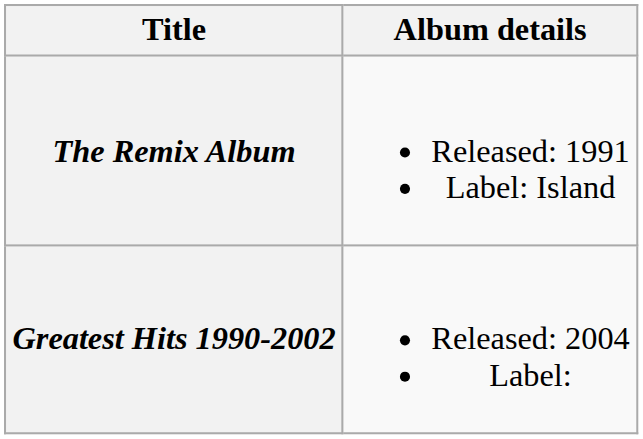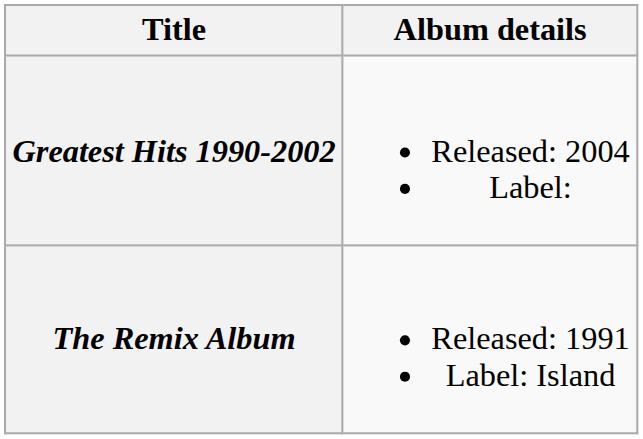rows swapped: (174, 150) <-> (174, 338)
